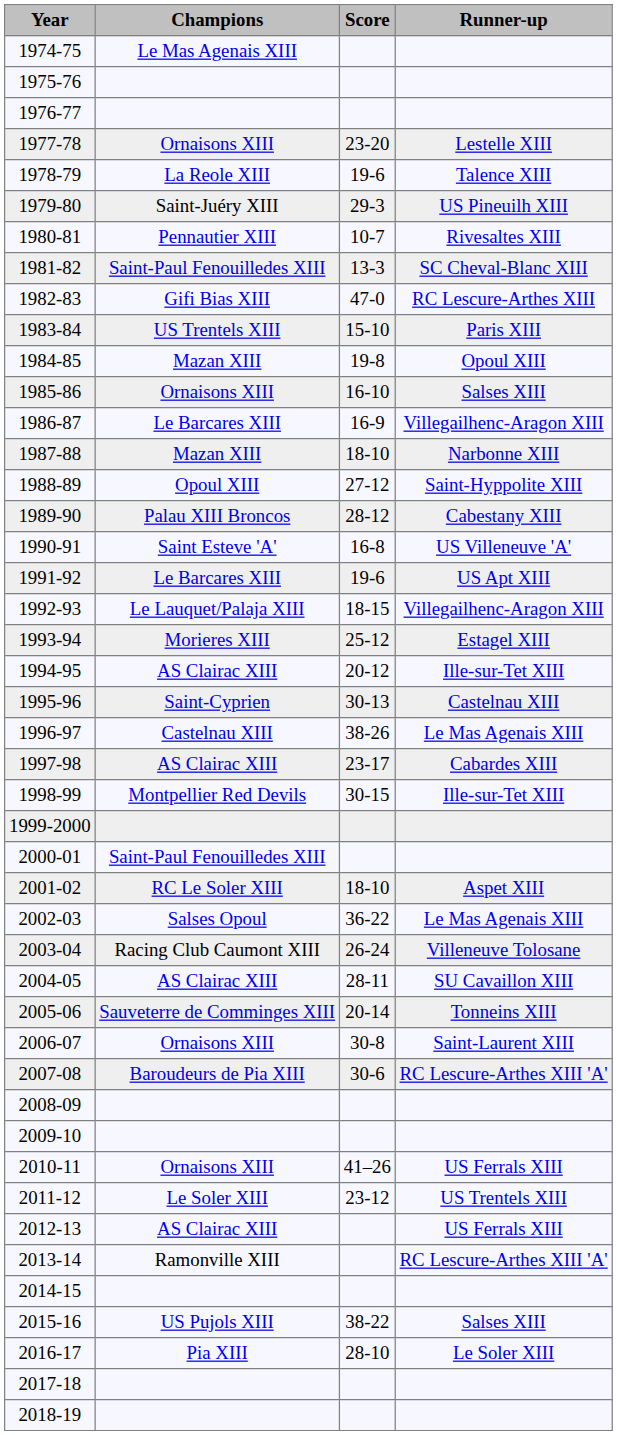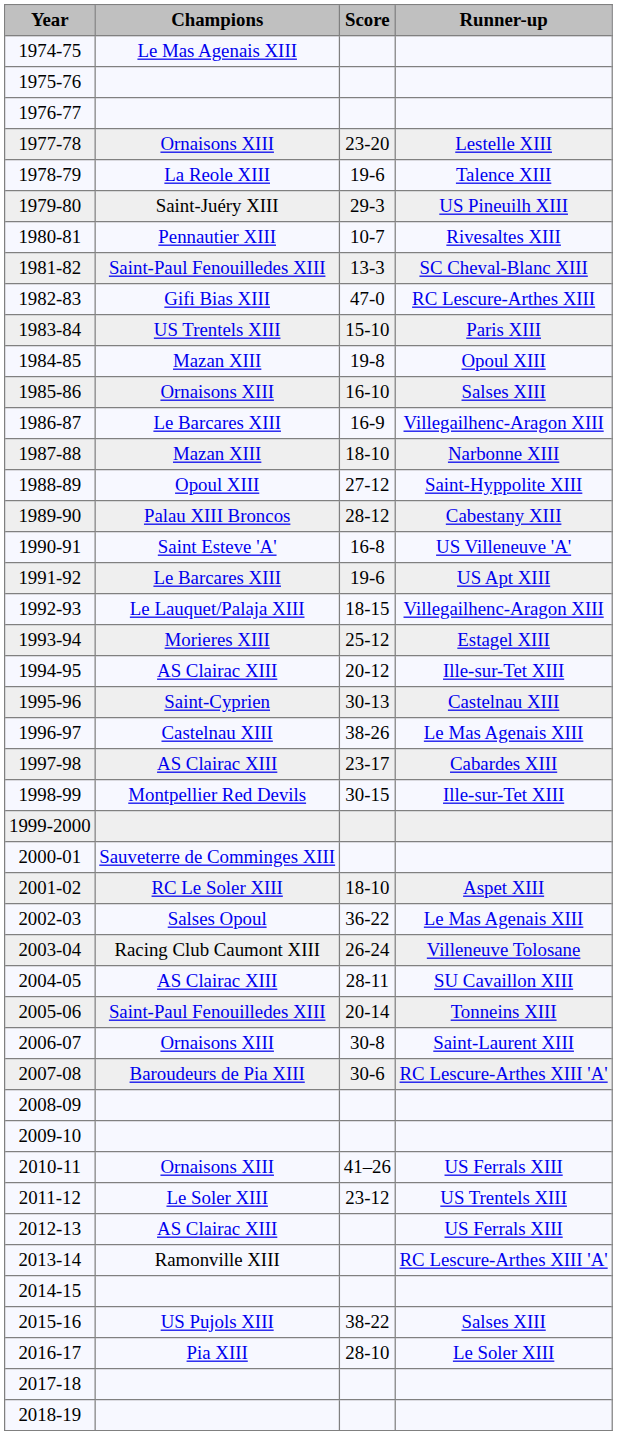(217, 856) Saint-Paul Fenouilledes XIII -> (217, 856) Sauveterre de Comminges XIII
(217, 1012) Sauveterre de Comminges XIII -> (217, 1012) Saint-Paul Fenouilledes XIII
